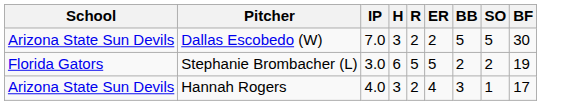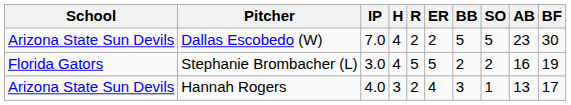+ column: (524, 16)
(397, 40) 3 -> (397, 40) 4
(397, 64) 6 -> (397, 64) 4
